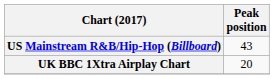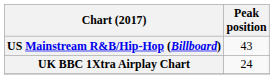(247, 64) 20 -> (247, 64) 24
